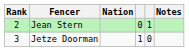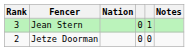(17, 25) 2 -> (17, 25) 3
(17, 39) 3 -> (17, 39) 2
(140, 39) 1 -> (140, 39) 0
